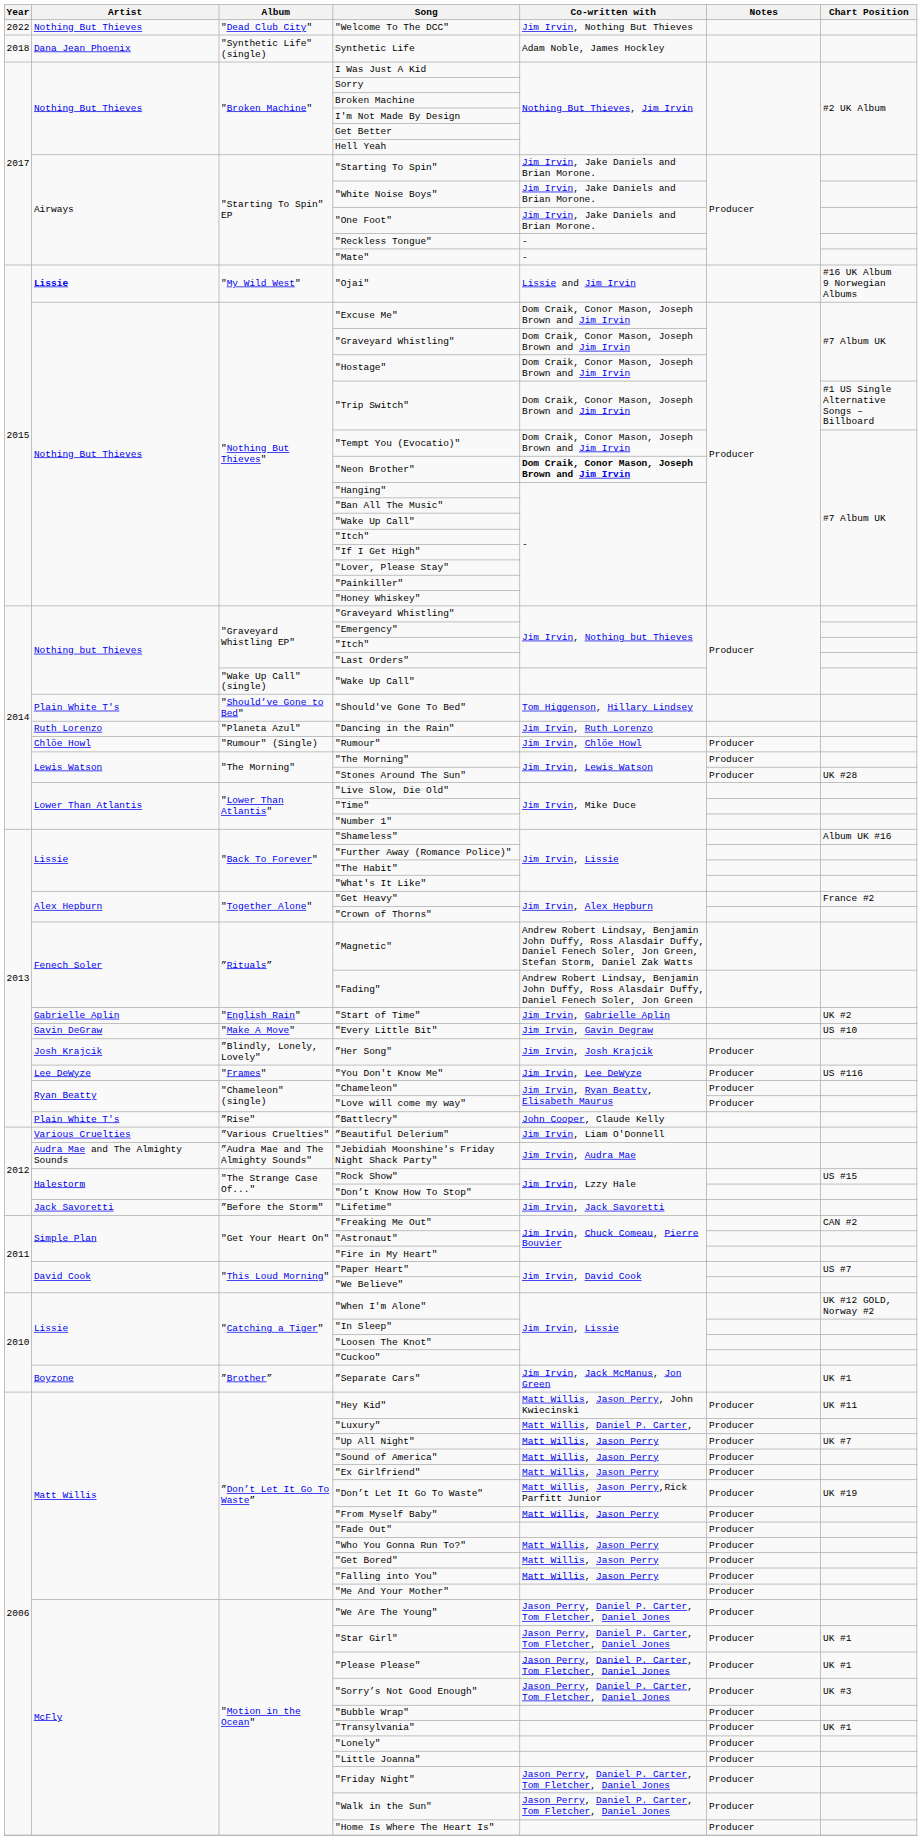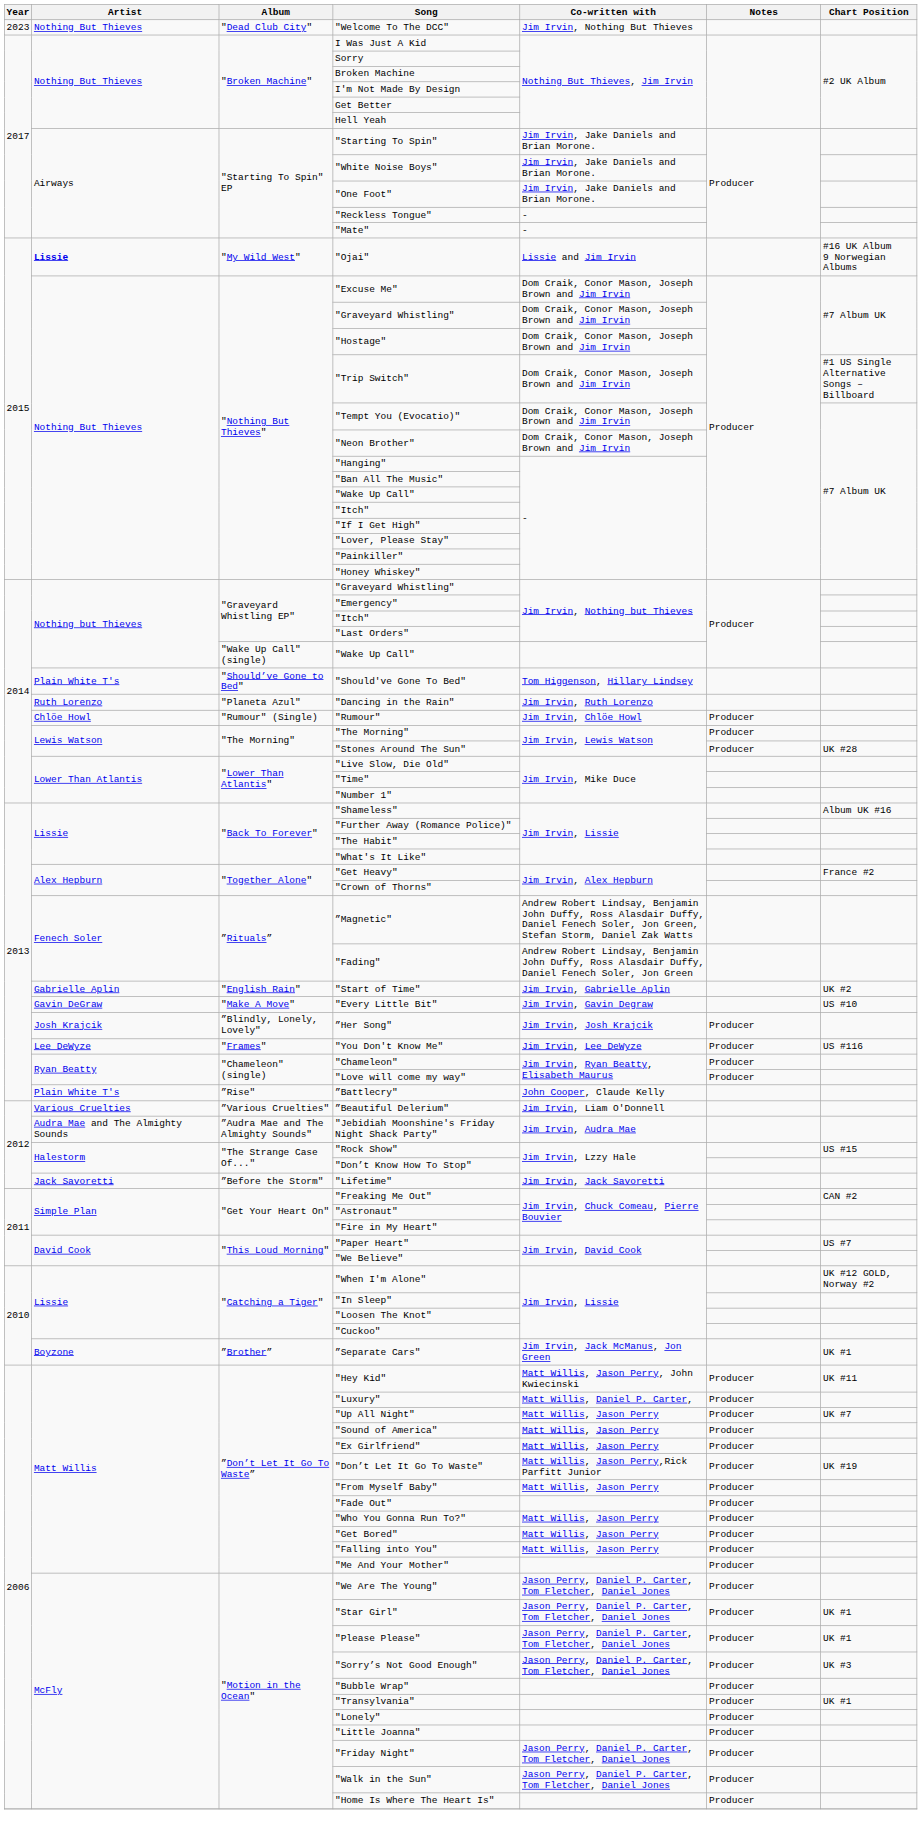(18, 28) 2022 -> (18, 28) 2023
- row: (267, 49)
(607, 469) bold -> (607, 443) normal
